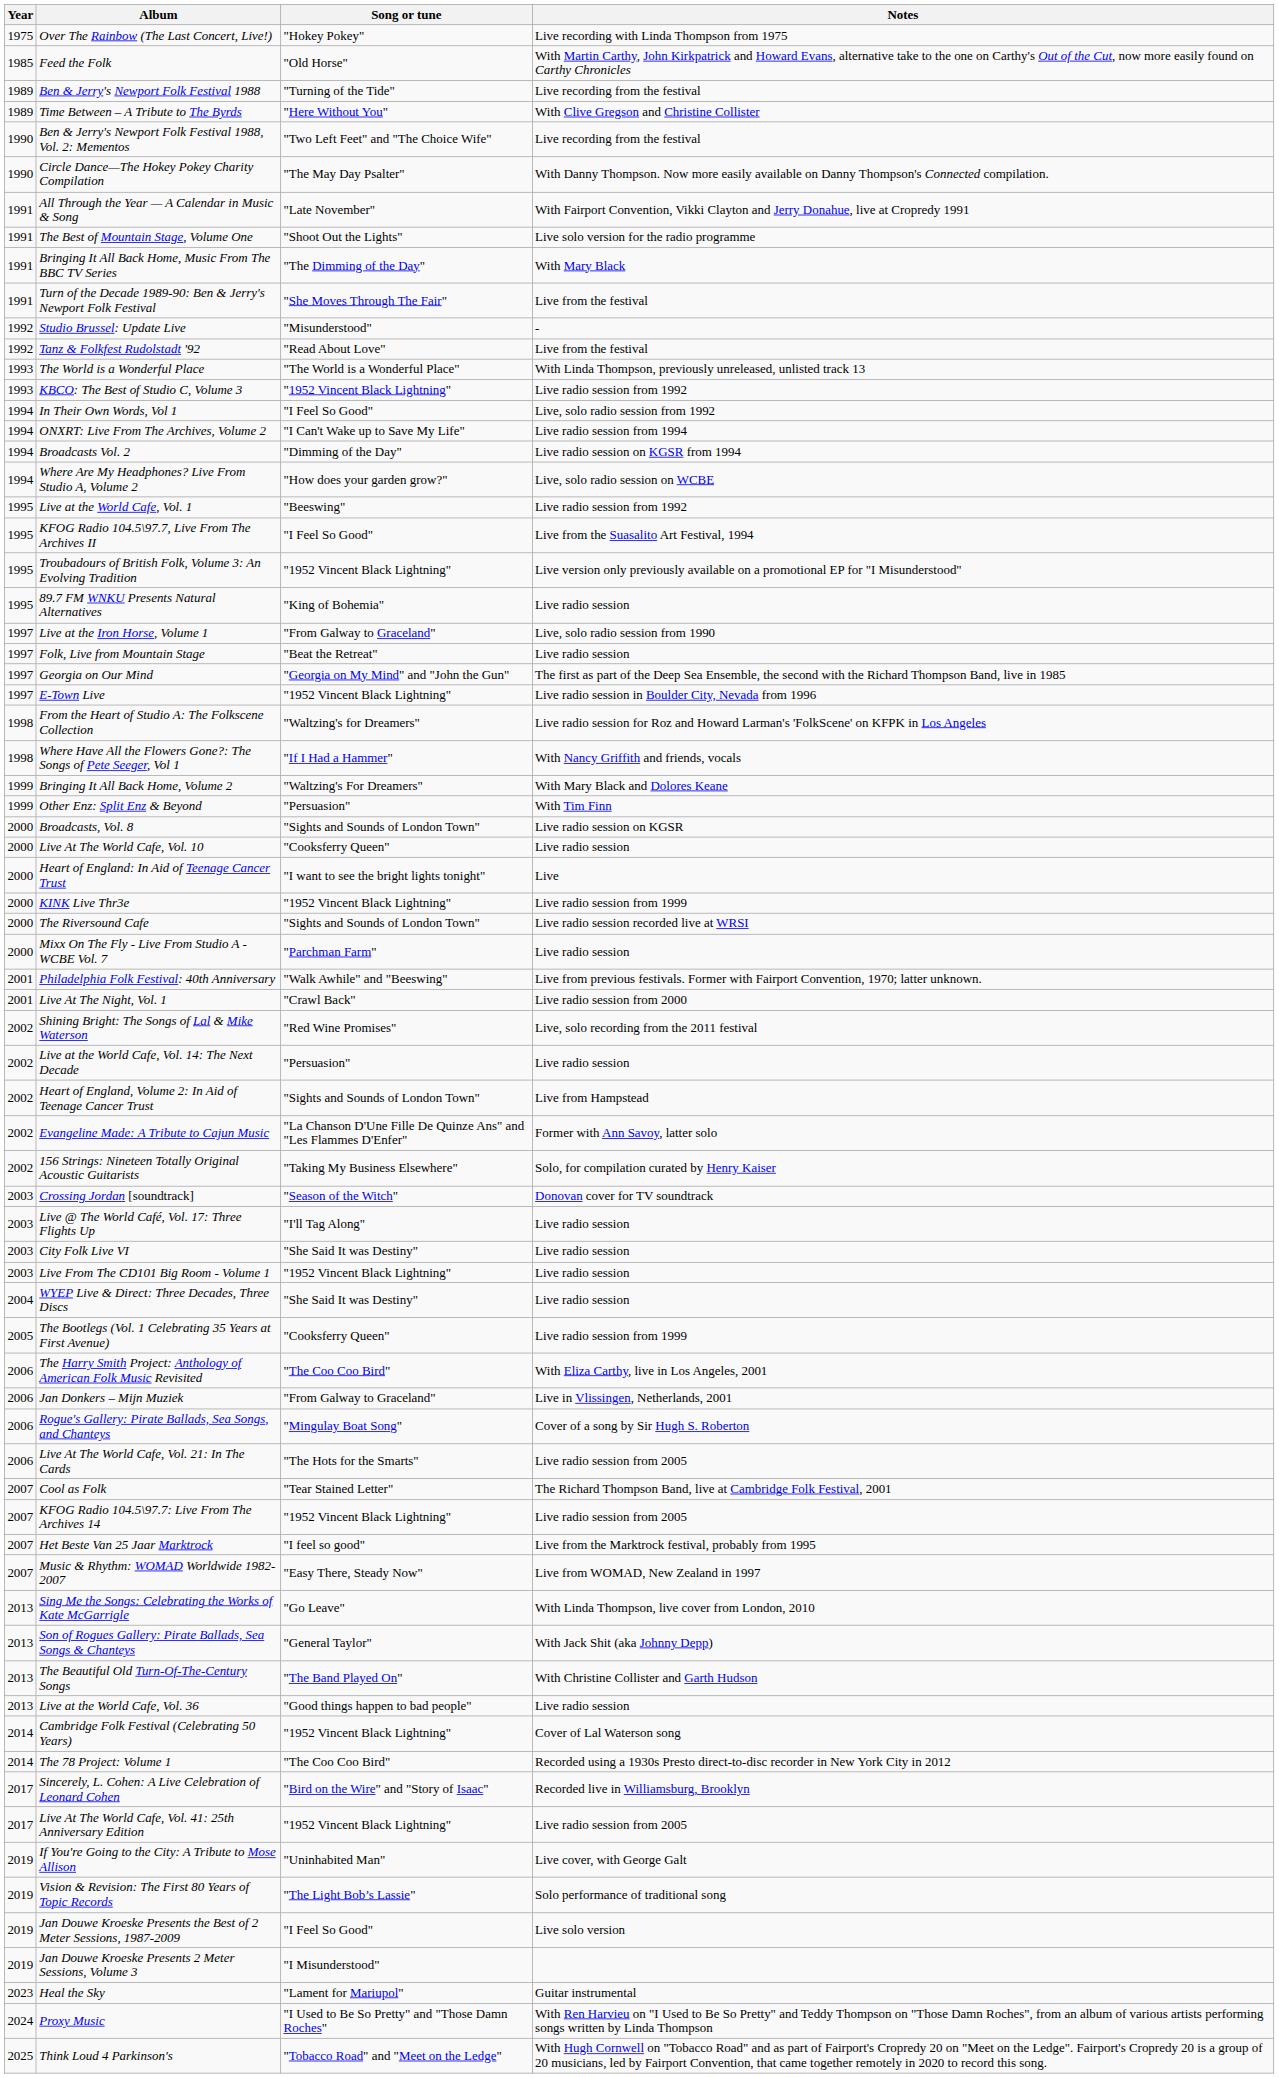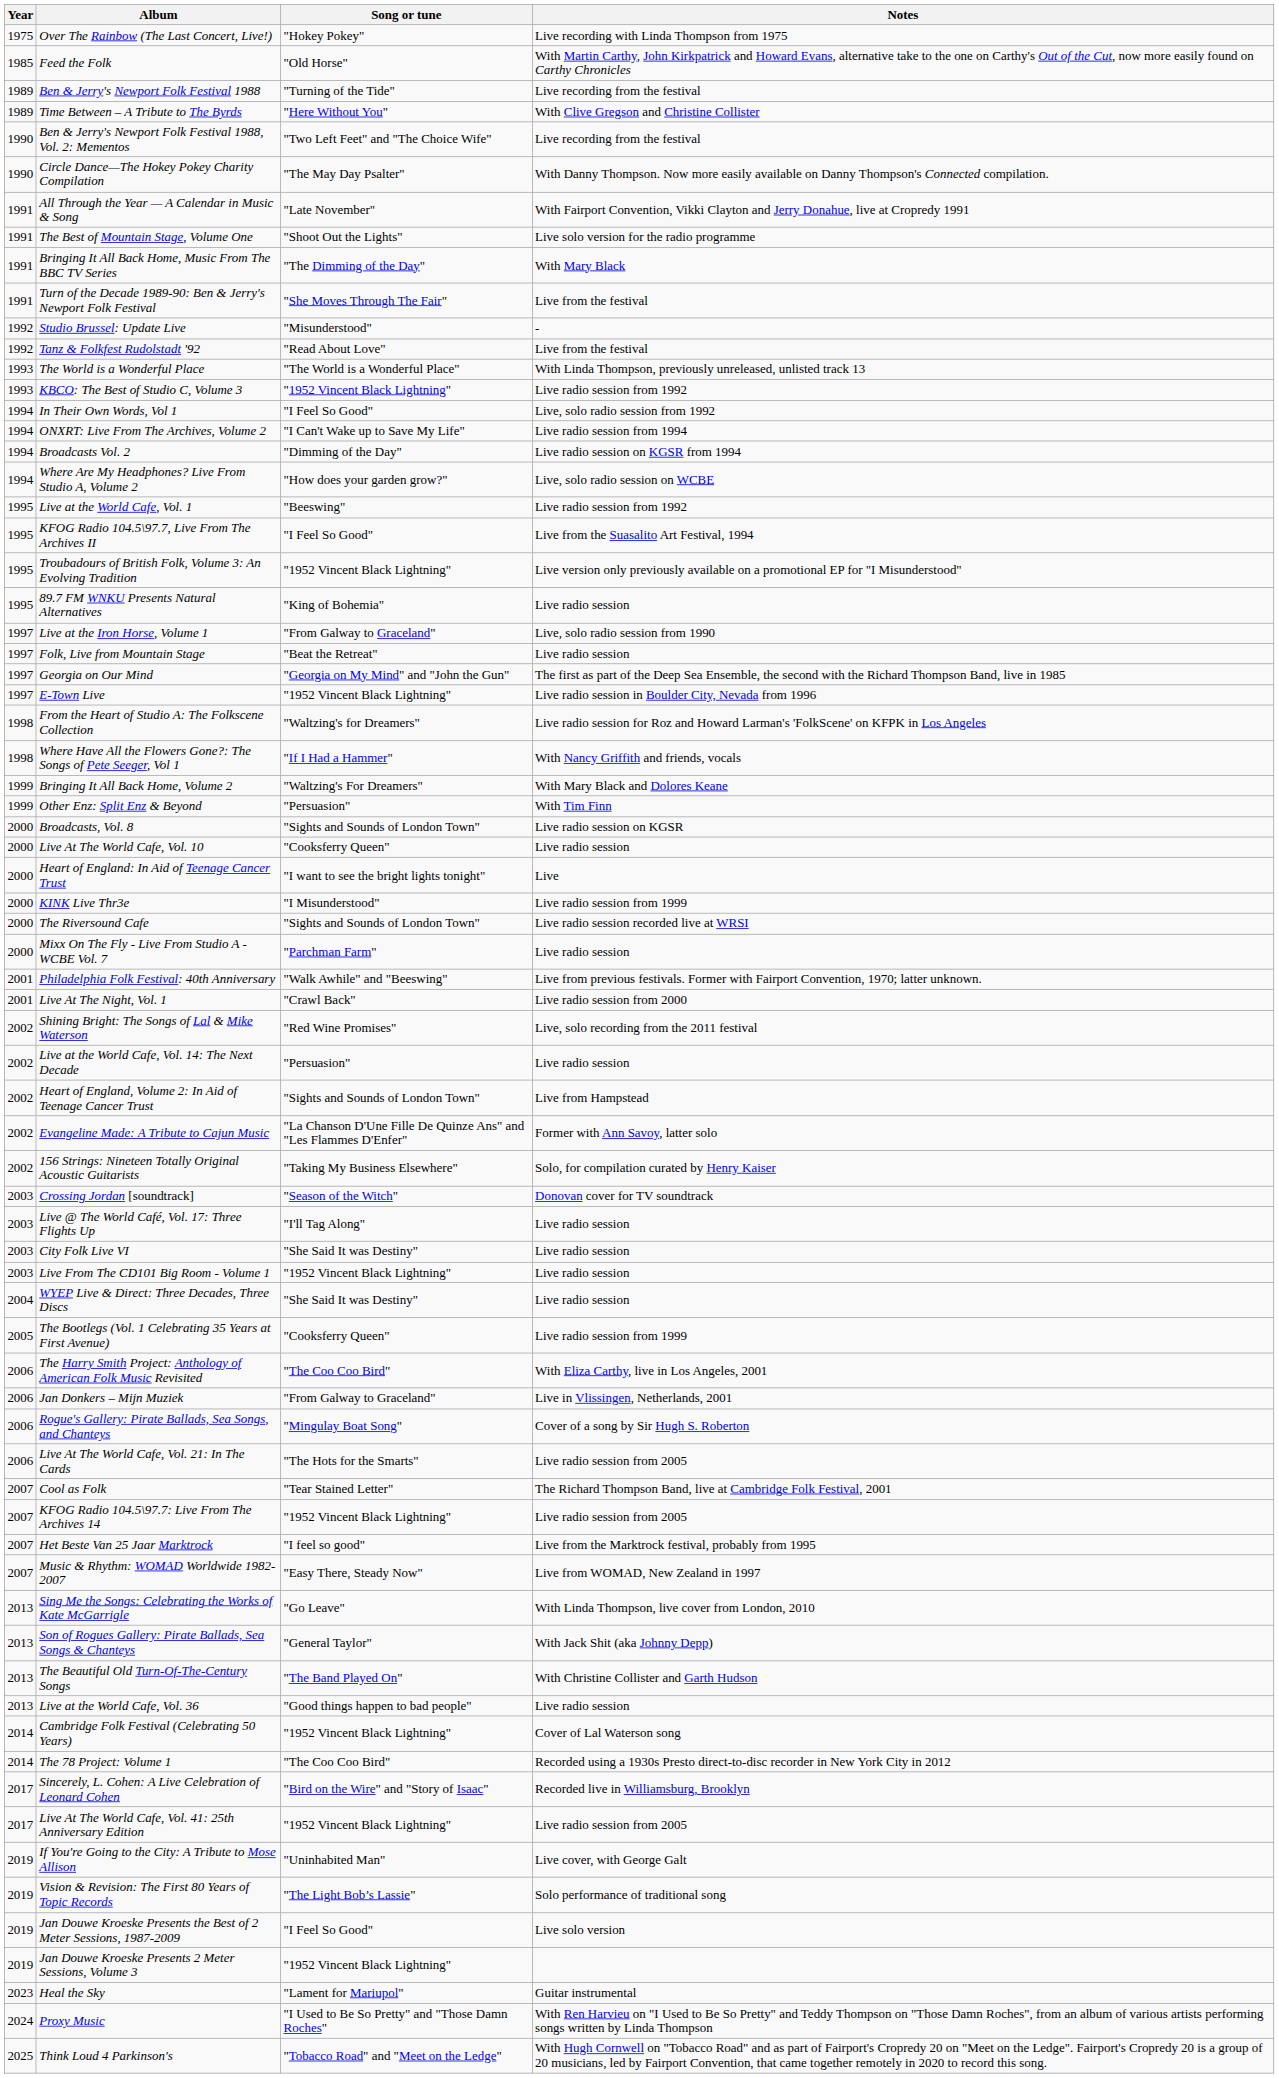(367, 903) "1952 Vincent Black Lightning" -> (331, 903) "I Misunderstood"
(331, 1965) "I Misunderstood" -> (367, 1965) "1952 Vincent Black Lightning"
